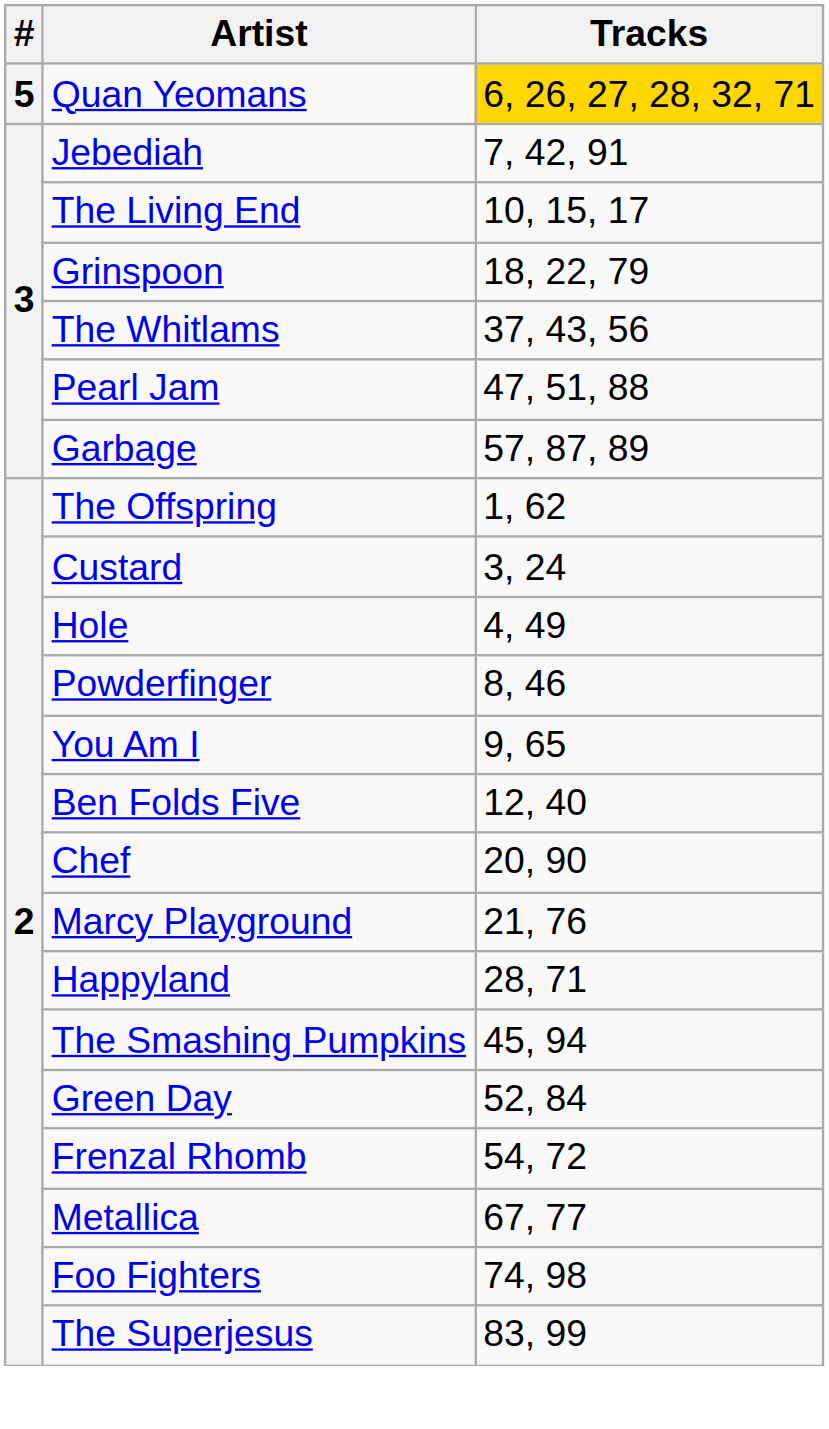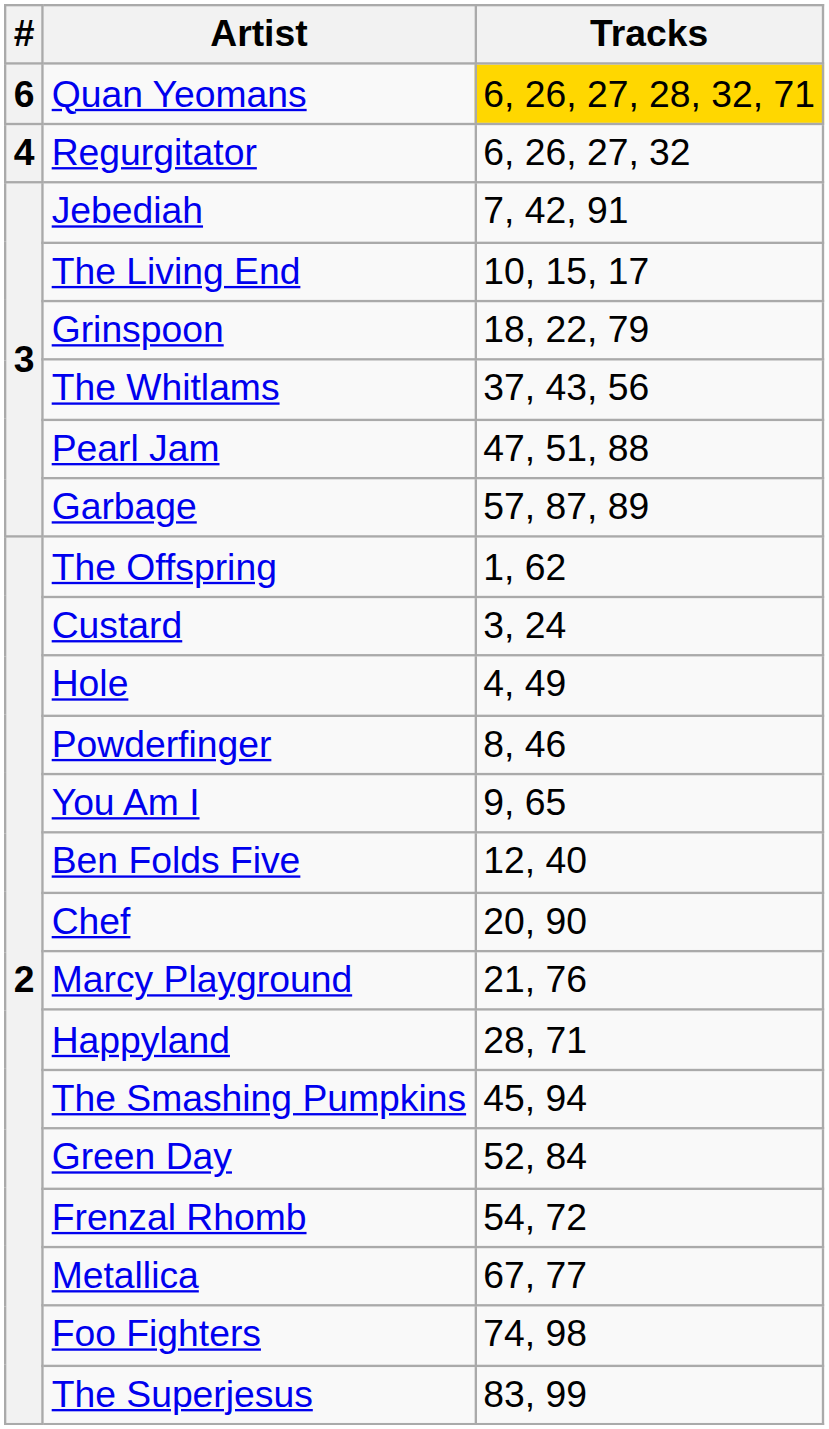(24, 93) 5 -> (24, 93) 6
+ row: (154, 152)
